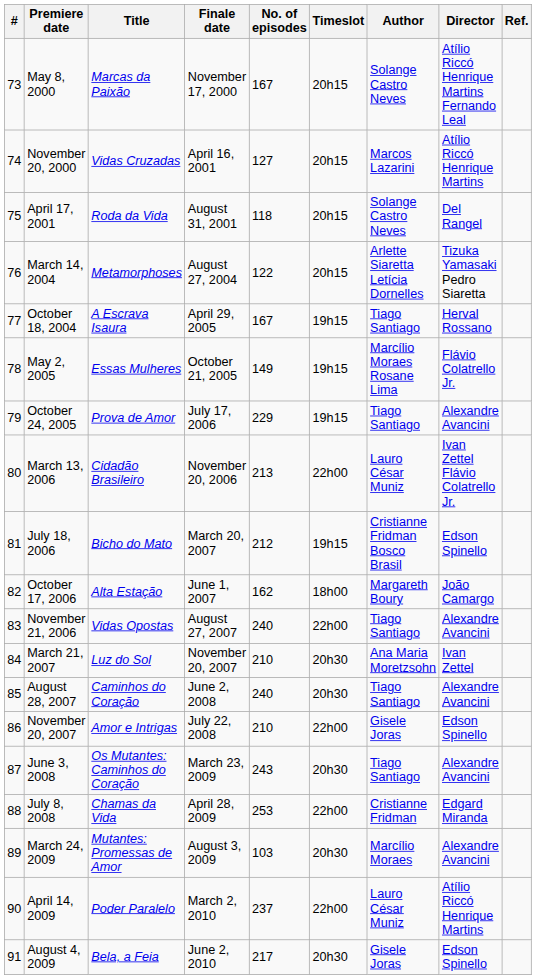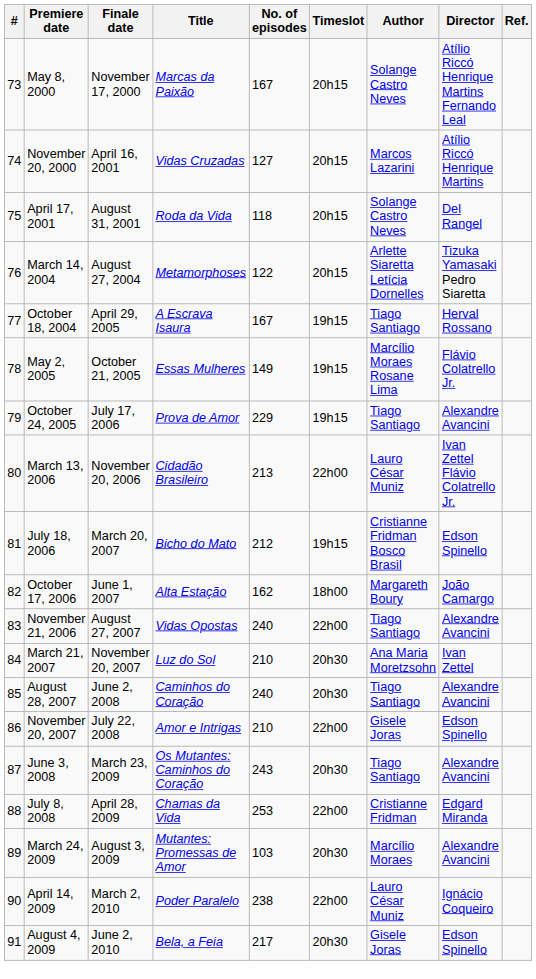columns swapped: (217, 21) <-> (137, 21)
(262, 908) 237 -> (262, 901) 238
(468, 908) Atílio Riccó Henrique Martins -> (468, 901) Ignácio Coqueiro
